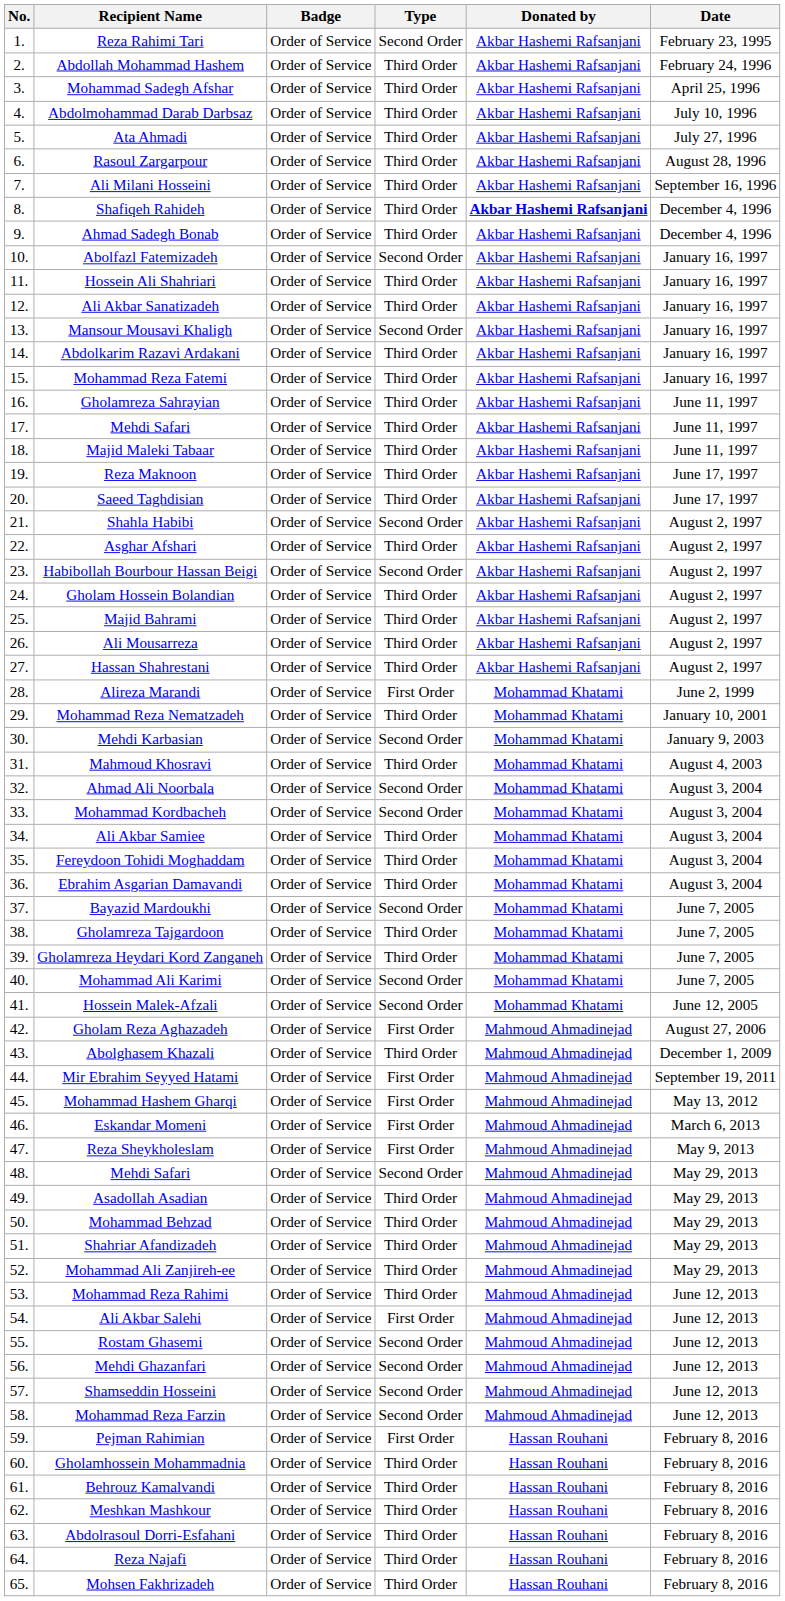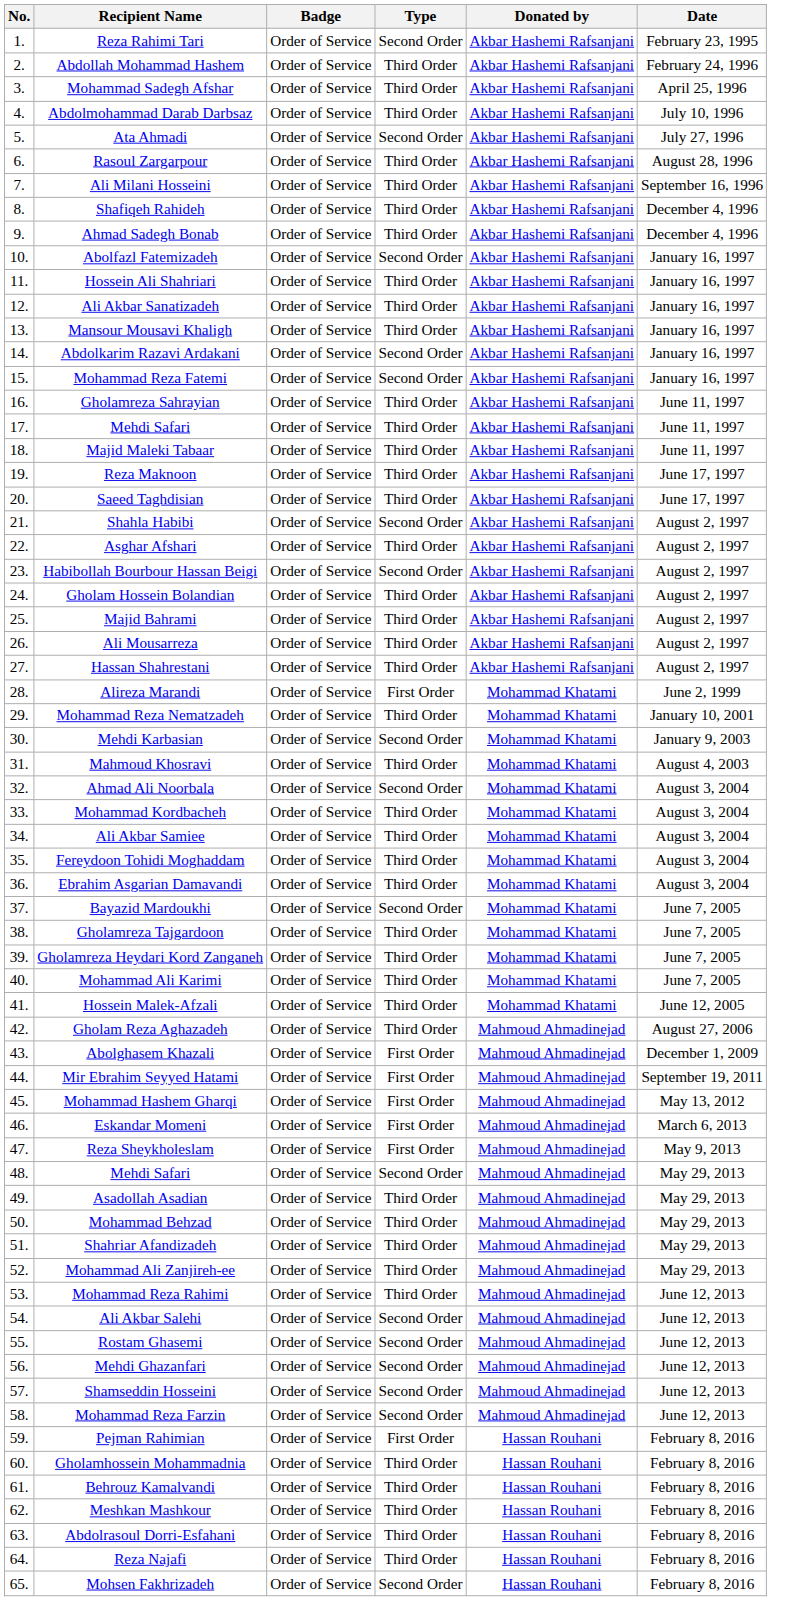(420, 137) Third Order -> (420, 137) Second Order
(558, 209) bold -> (552, 209) normal
(420, 329) Second Order -> (420, 329) Third Order
(420, 354) Third Order -> (420, 354) Second Order
(420, 378) Third Order -> (420, 378) Second Order
(420, 812) Second Order -> (420, 812) Third Order
(420, 980) Second Order -> (420, 980) Third Order
(420, 1004) Second Order -> (420, 1004) Third Order
(420, 1029) First Order -> (420, 1029) Third Order
(420, 1053) Third Order -> (420, 1053) First Order
(420, 1318) First Order -> (420, 1318) Second Order
(420, 1583) Third Order -> (420, 1583) Second Order
